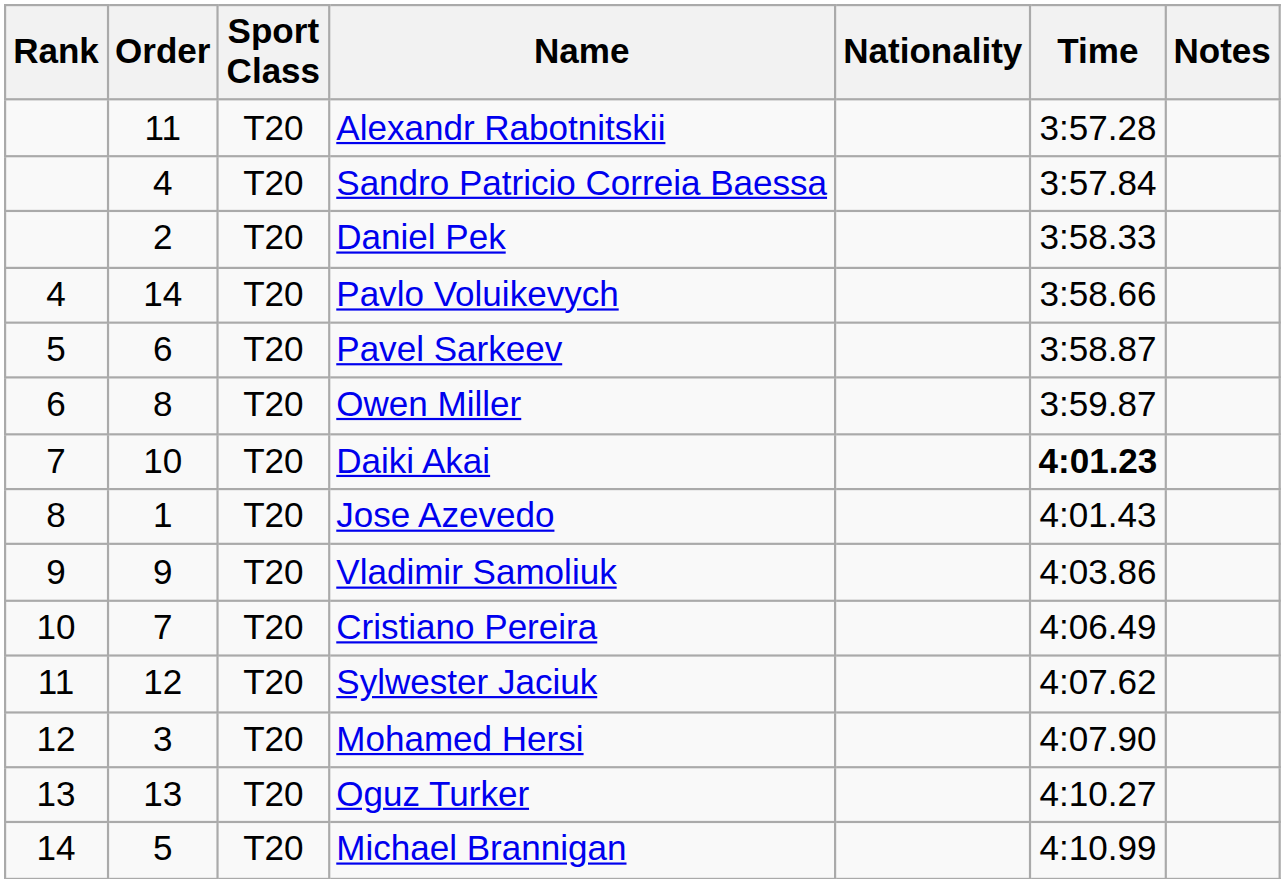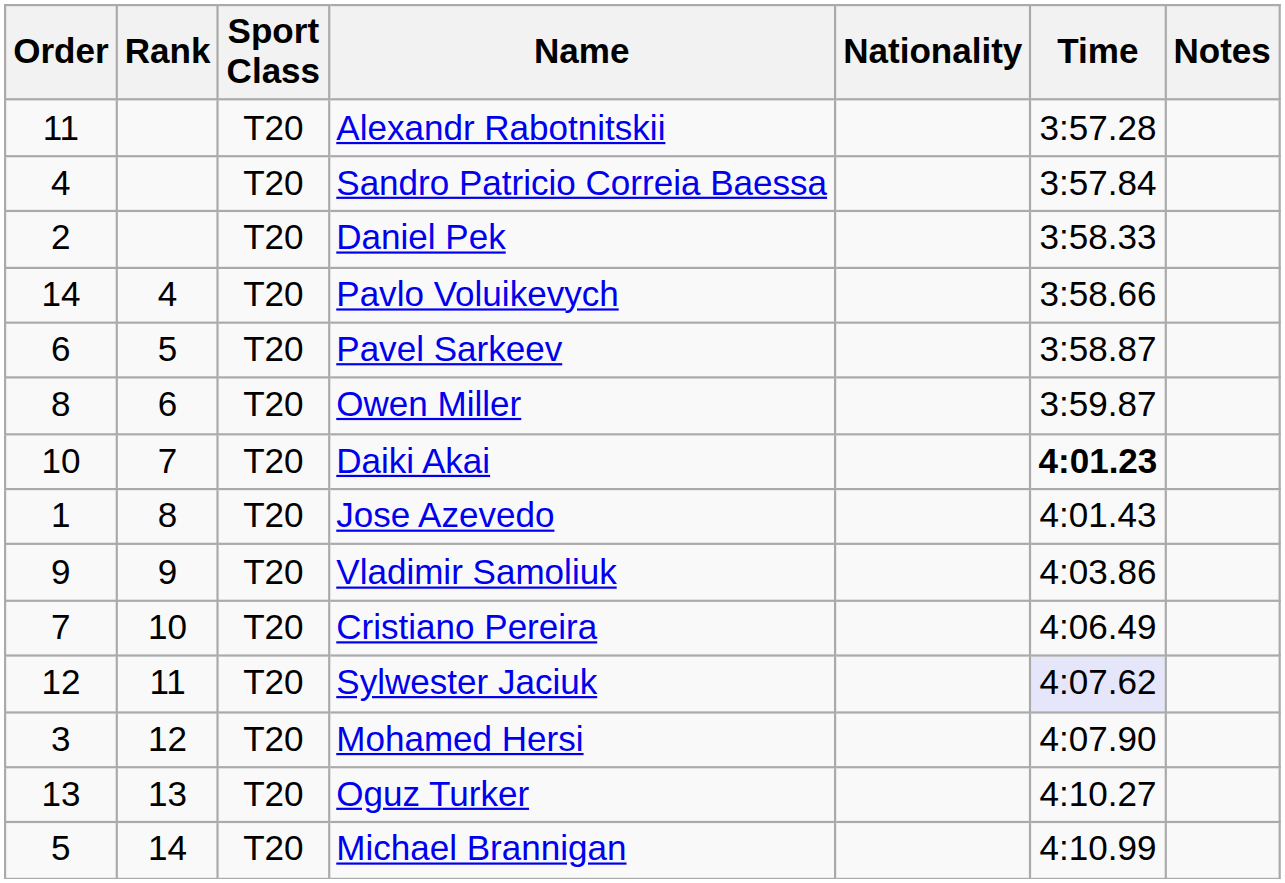columns swapped: (56, 51) <-> (163, 51)
(1098, 682) no background -> (1098, 682) lavender background
